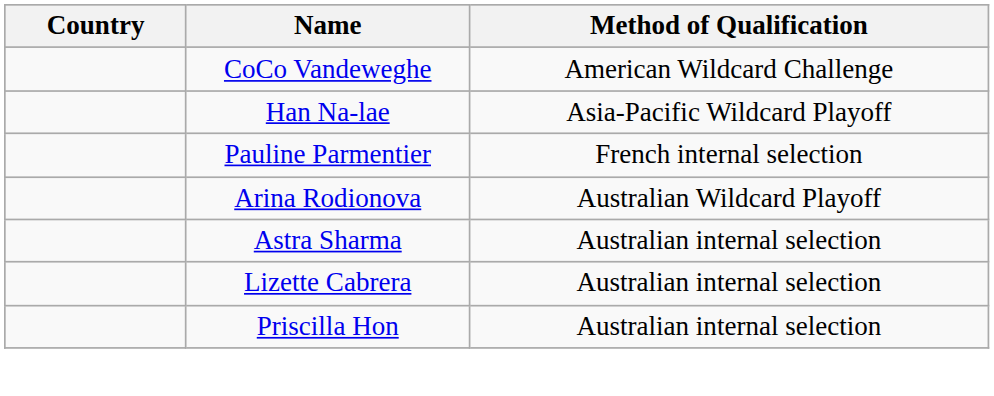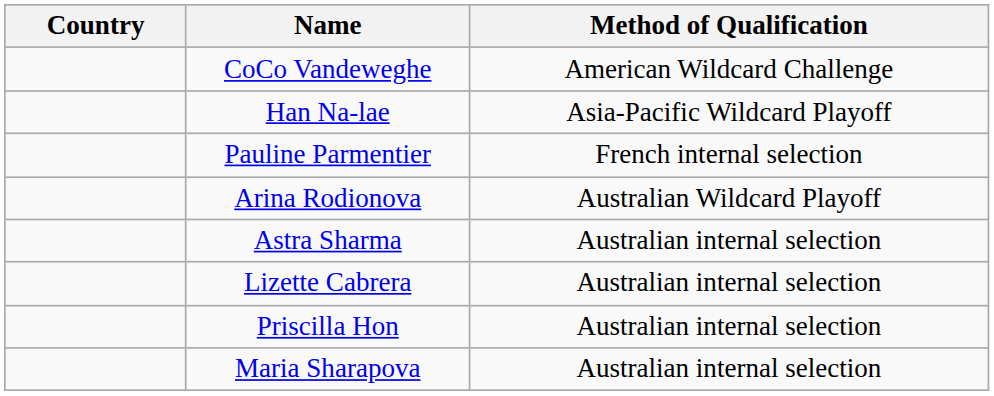+ row: (328, 369)
